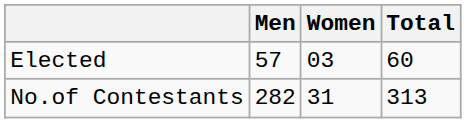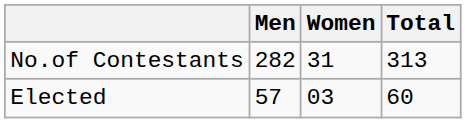rows swapped: (127, 98) <-> (58, 61)
